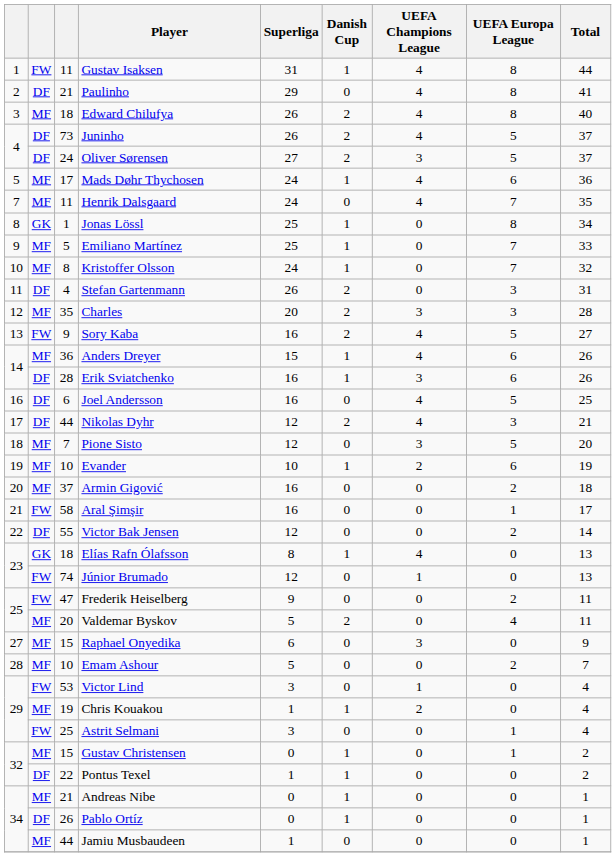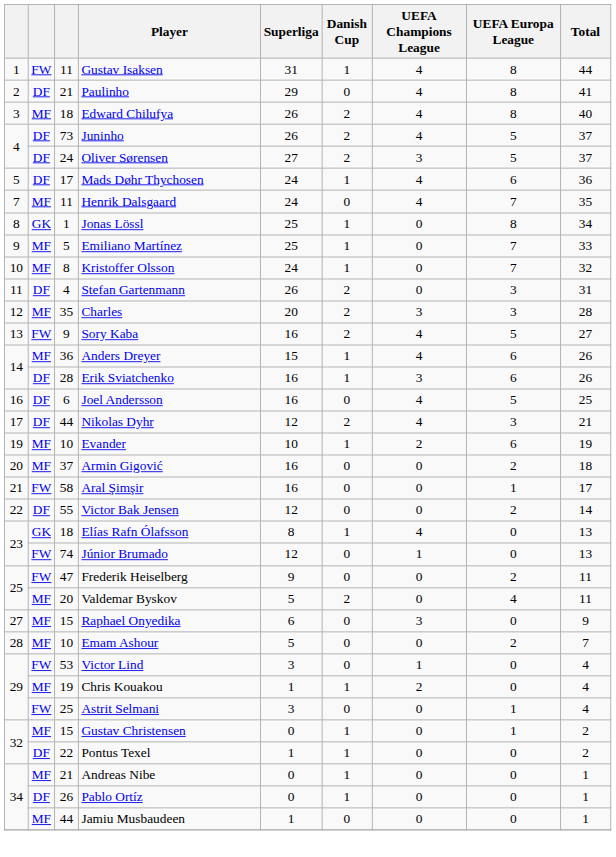(41, 179) MF -> (41, 179) DF
- row: (112, 444)
